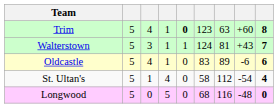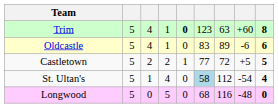- row: (64, 45)
+ row: (64, 62)
(204, 78) no background -> (204, 78) lightblue background
